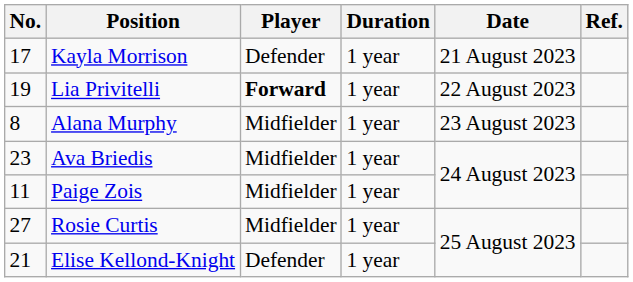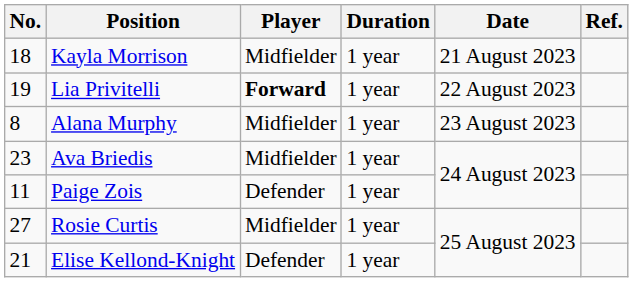(20, 55) 17 -> (20, 55) 18
(285, 55) Defender -> (291, 55) Midfielder
(291, 191) Midfielder -> (285, 191) Defender
